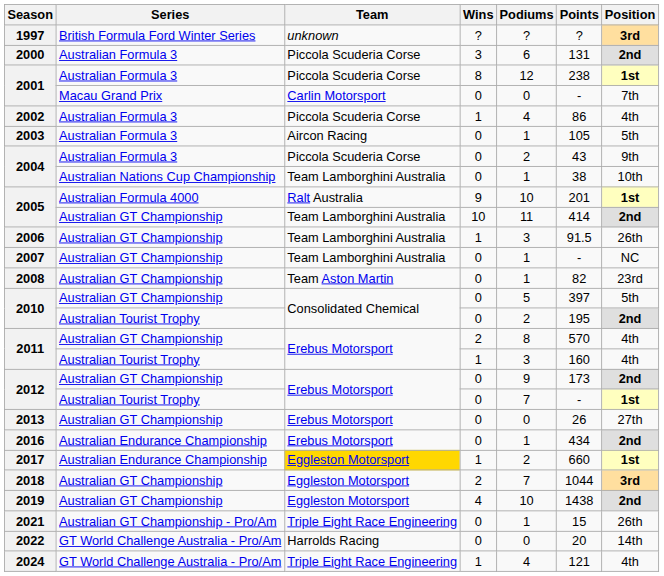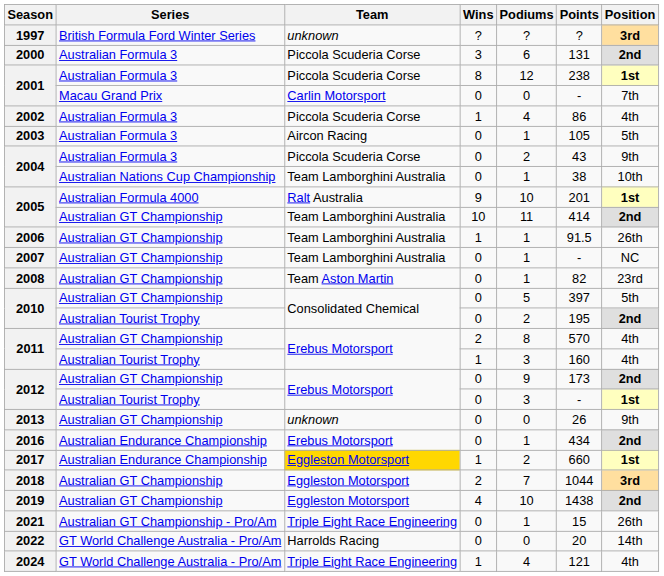(527, 238) 3 -> (527, 238) 1
(527, 400) 7 -> (527, 400) 3
(340, 420) Erebus Motorsport -> (313, 420) unknown
(630, 420) 27th -> (630, 420) 9th
